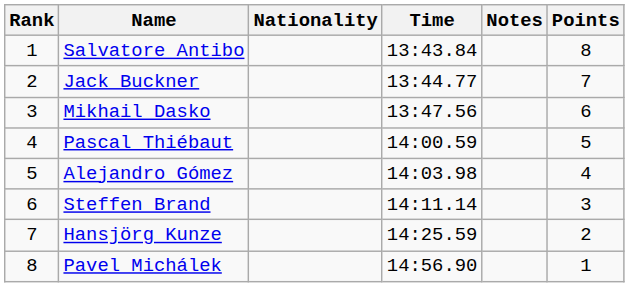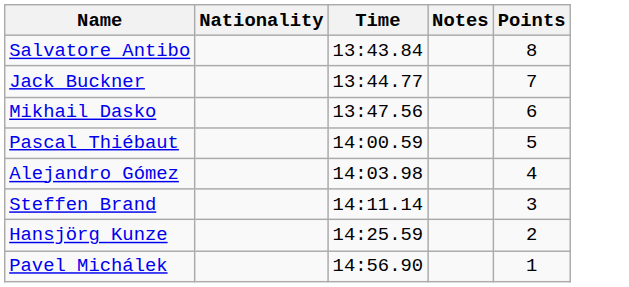- column: (32, 20)
